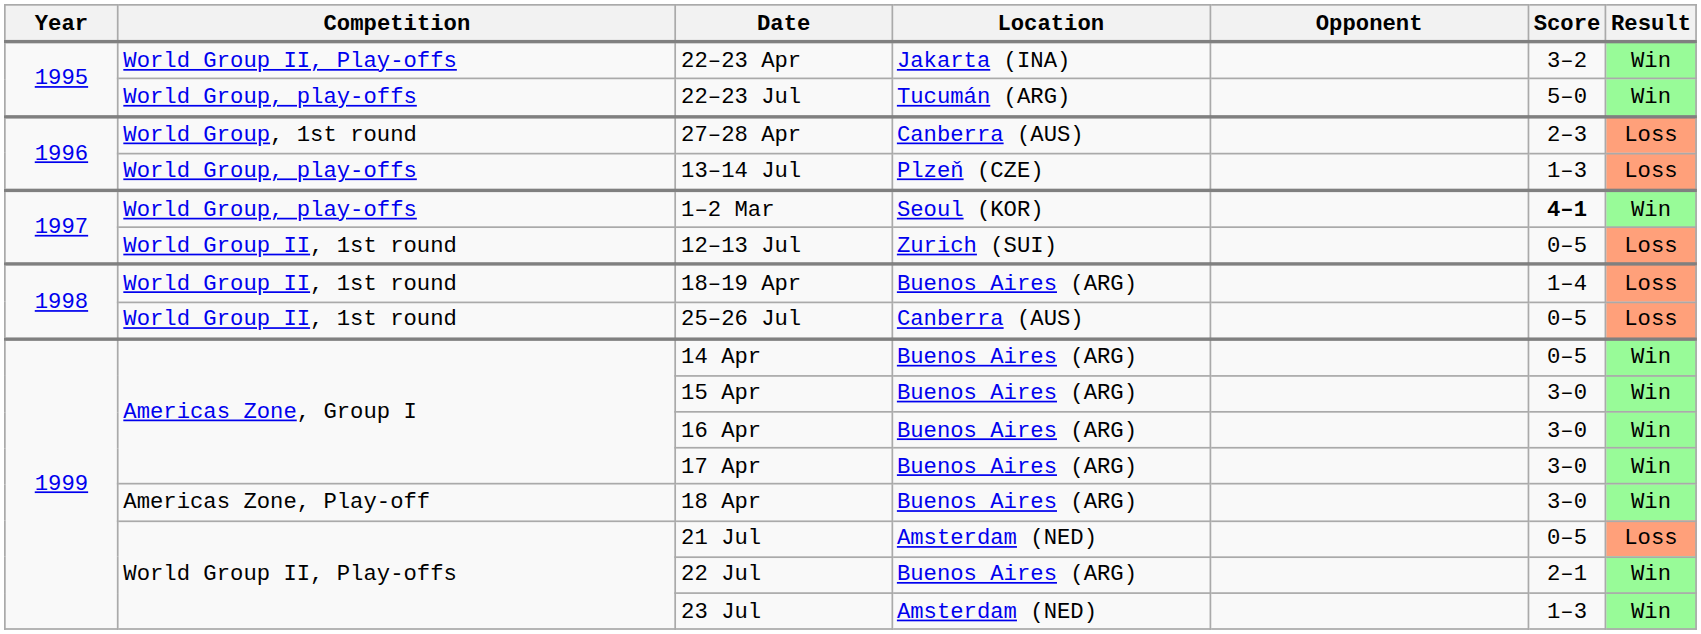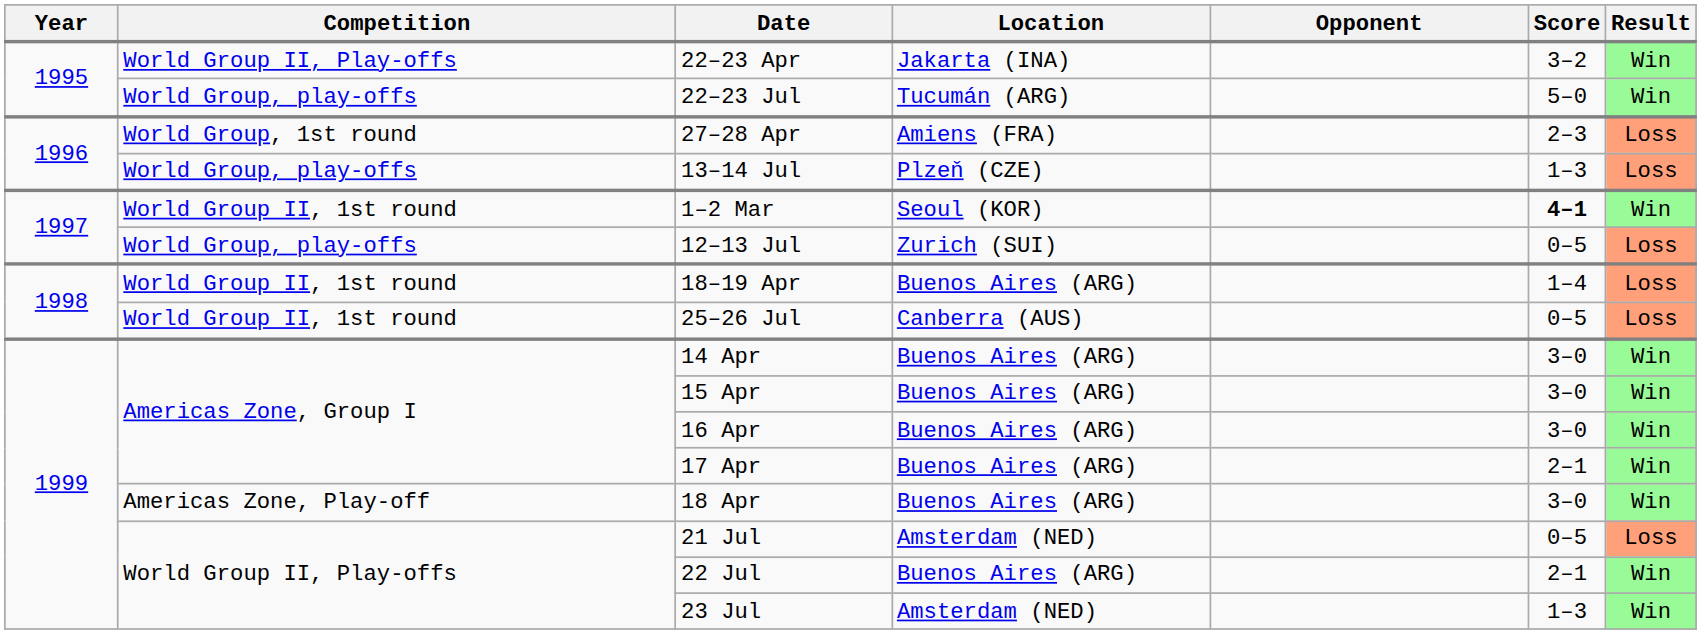(990, 135) Canberra (AUS) -> (977, 135) Amiens (FRA)
(270, 209) World Group, play-offs -> (290, 209) World Group II, 1st round
(290, 245) World Group II, 1st round -> (270, 245) World Group, play-offs
(1567, 358) 0–5 -> (1567, 358) 3–0
(1567, 466) 3–0 -> (1567, 466) 2–1
